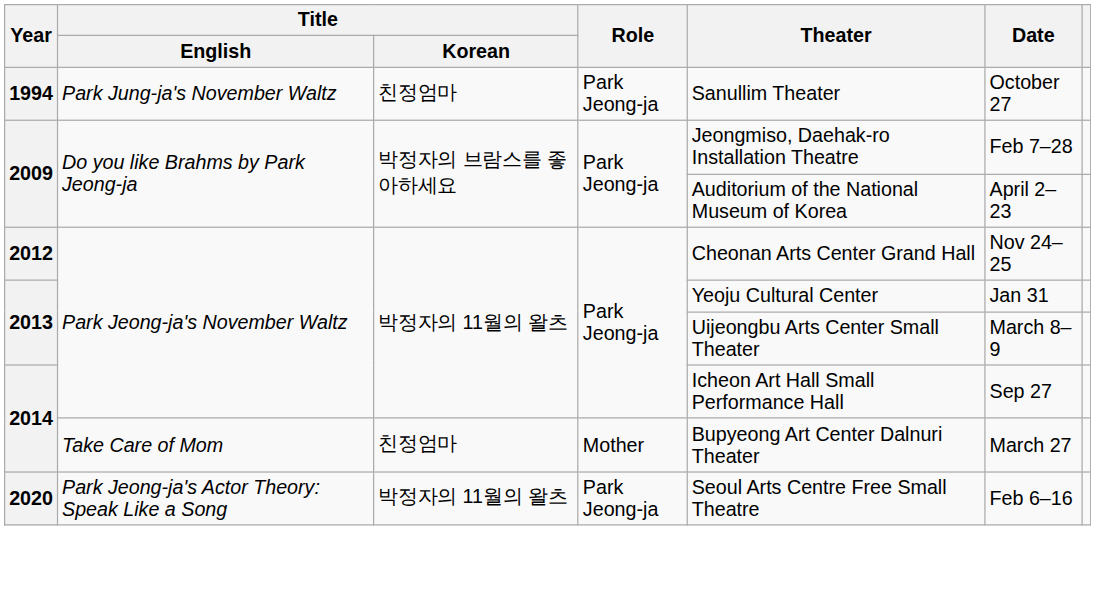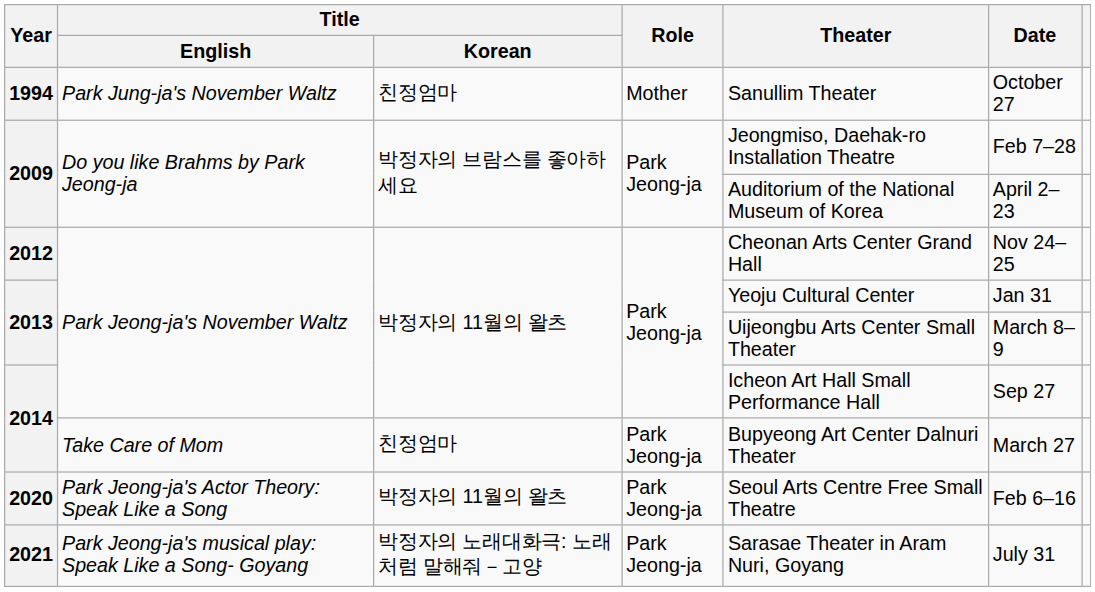(621, 93) Park Jeong-ja -> (657, 93) Mother
(613, 444) Mother -> (664, 444) Park Jeong-ja
+ row: (31, 555)
